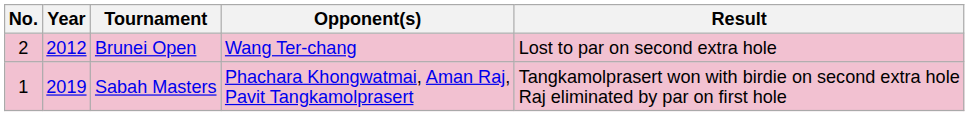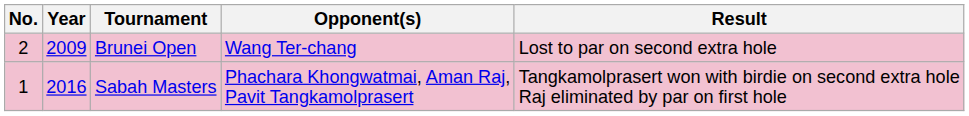(66, 48) 2012 -> (66, 48) 2009
(66, 86) 2019 -> (66, 86) 2016
